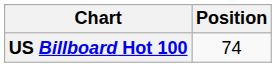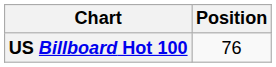(232, 47) 74 -> (232, 47) 76
